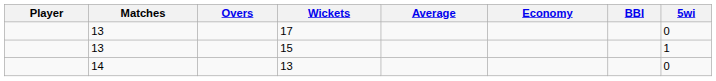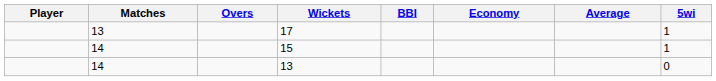columns swapped: (434, 13) <-> (634, 13)
(667, 31) 0 -> (667, 31) 1
(97, 48) 13 -> (97, 48) 14
